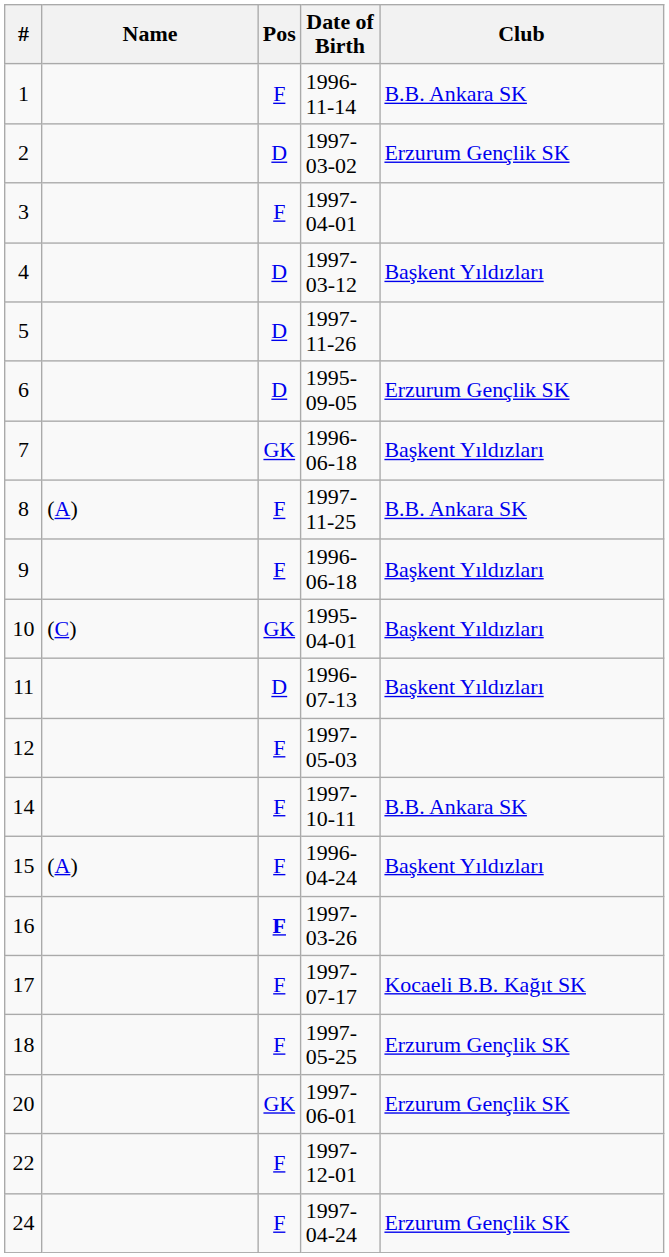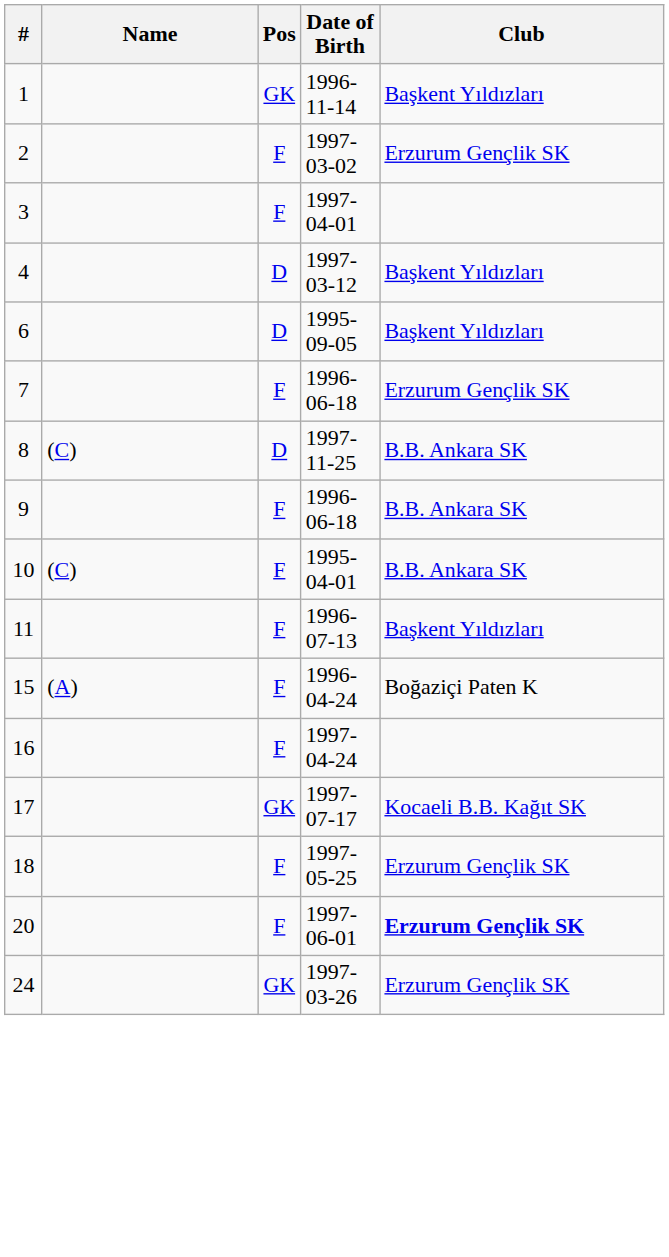(279, 93) F -> (279, 93) GK
(456, 93) B.B. Ankara SK -> (464, 93) Başkent Yıldızları
(279, 153) D -> (279, 153) F
- row: (23, 331)
(477, 390) Erzurum Gençlik SK -> (464, 331) Başkent Yıldızları
(279, 450) GK -> (279, 390) F
(464, 450) Başkent Yıldızları -> (477, 390) Erzurum Gençlik SK
(62, 509) (A) -> (62, 450) (C)
(279, 509) F -> (279, 450) D
(464, 569) Başkent Yıldızları -> (456, 509) B.B. Ankara SK
(279, 628) GK -> (279, 569) F
(464, 628) Başkent Yıldızları -> (456, 569) B.B. Ankara SK
(279, 687) D -> (279, 628) F
- row: (23, 747)
- row: (23, 806)
(464, 866) Başkent Yıldızları -> (461, 687) Boğaziçi Paten K
(279, 925) bold -> (279, 747) normal
(331, 925) 1997-03-26 -> (331, 747) 1997-04-24
(279, 984) F -> (279, 806) GK
(279, 1103) GK -> (279, 925) F
(477, 1103) normal -> (484, 925) bold
- row: (23, 1163)
(279, 1222) F -> (279, 984) GK
(331, 1222) 1997-04-24 -> (331, 984) 1997-03-26
